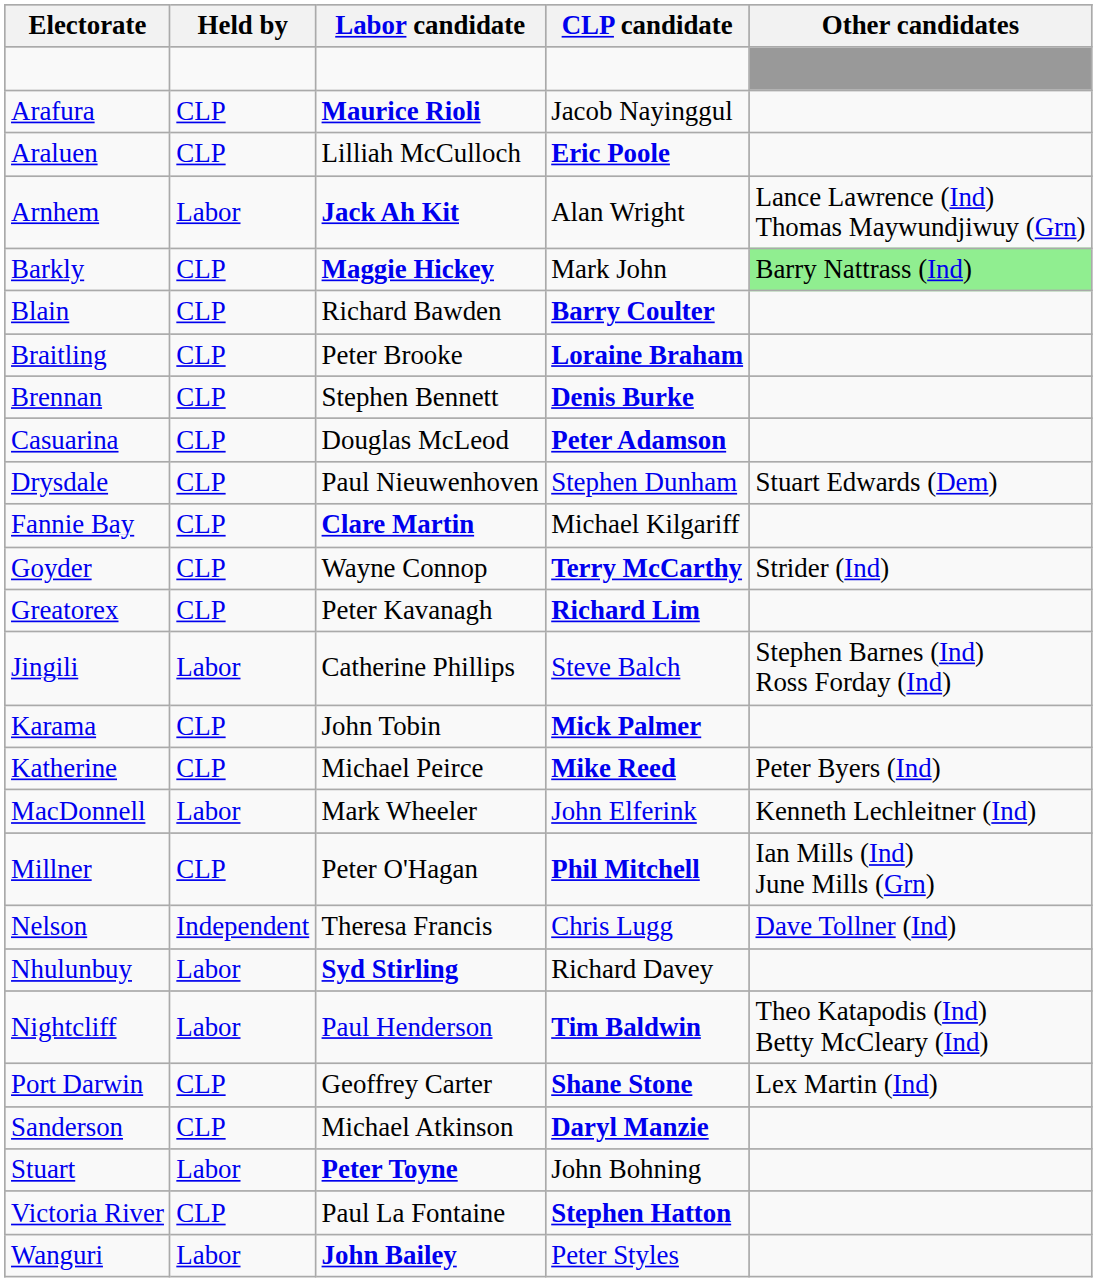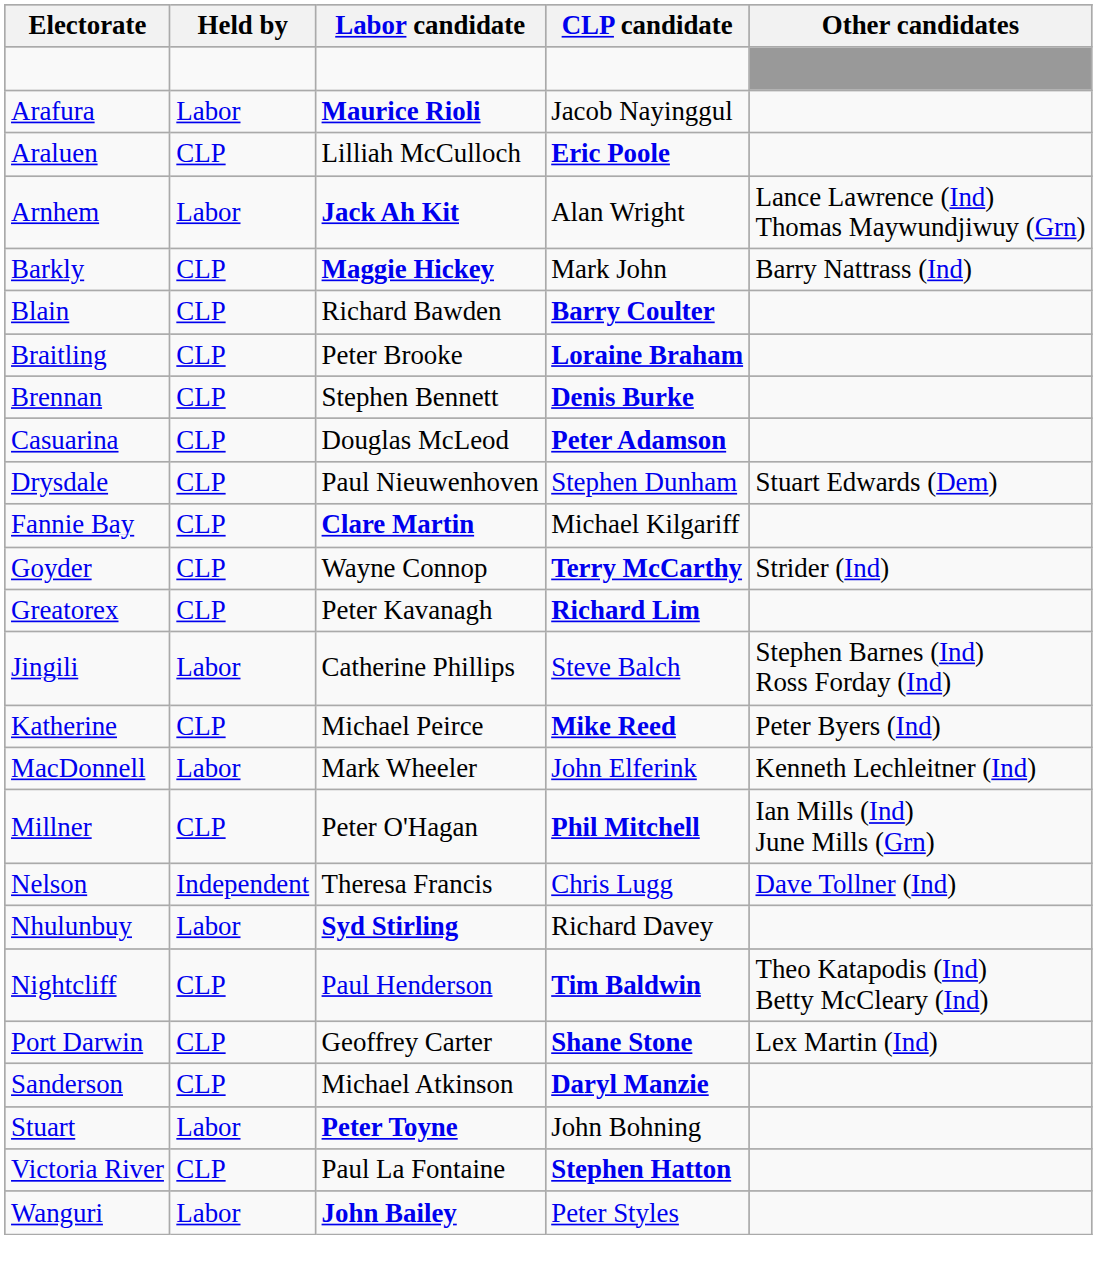(201, 111) CLP -> (208, 111) Labor
(864, 269) lightgreen background -> (864, 269) no background
- row: (54, 725)
(208, 1026) Labor -> (201, 984) CLP
